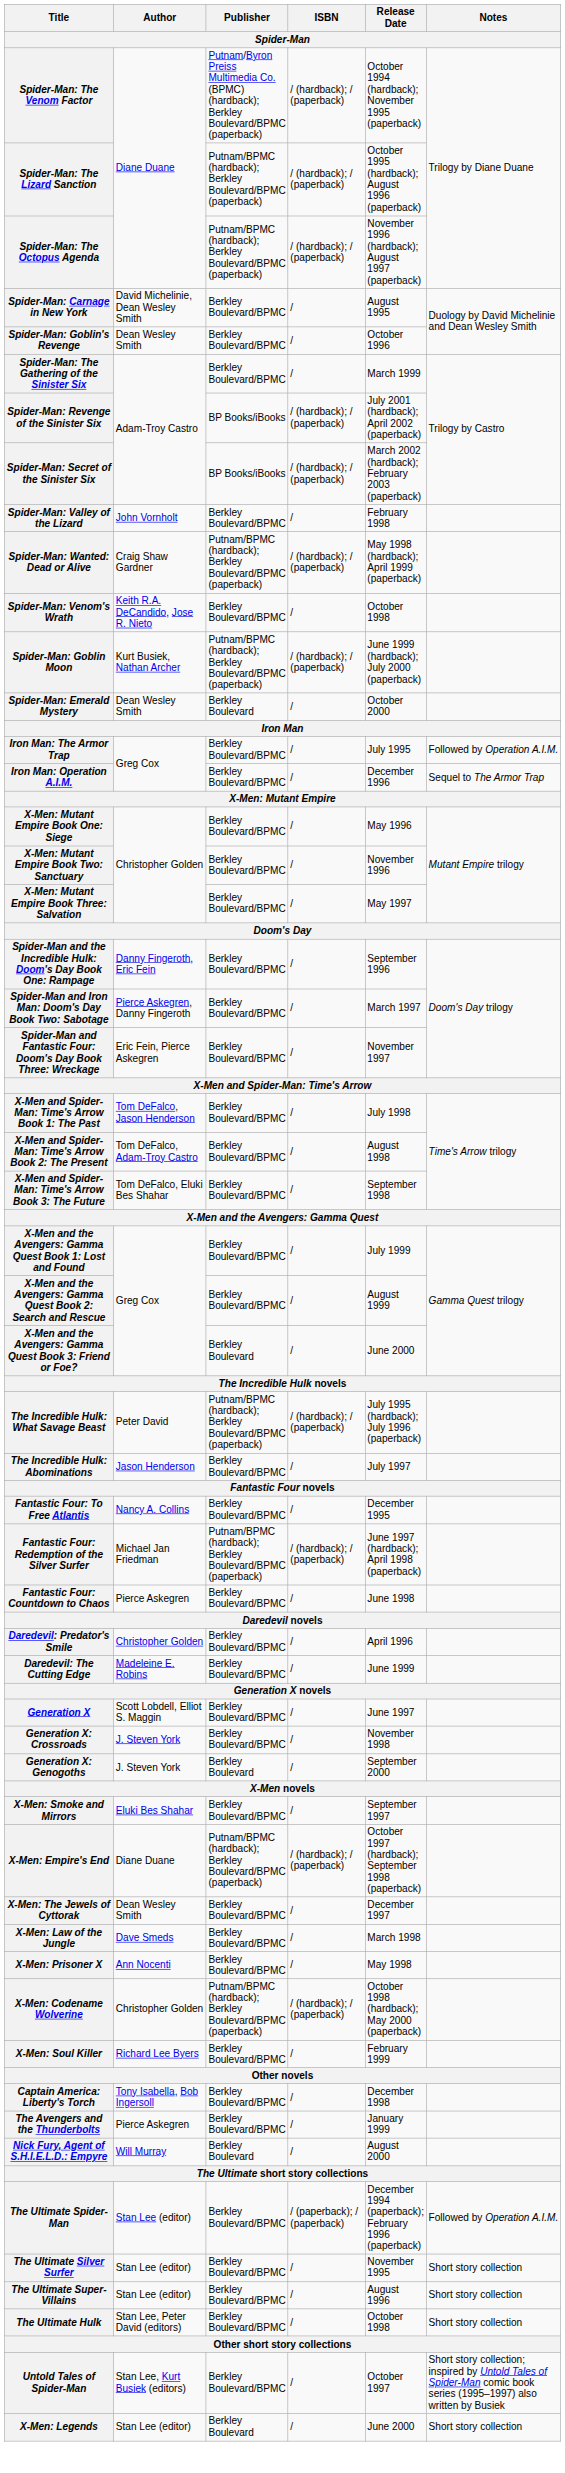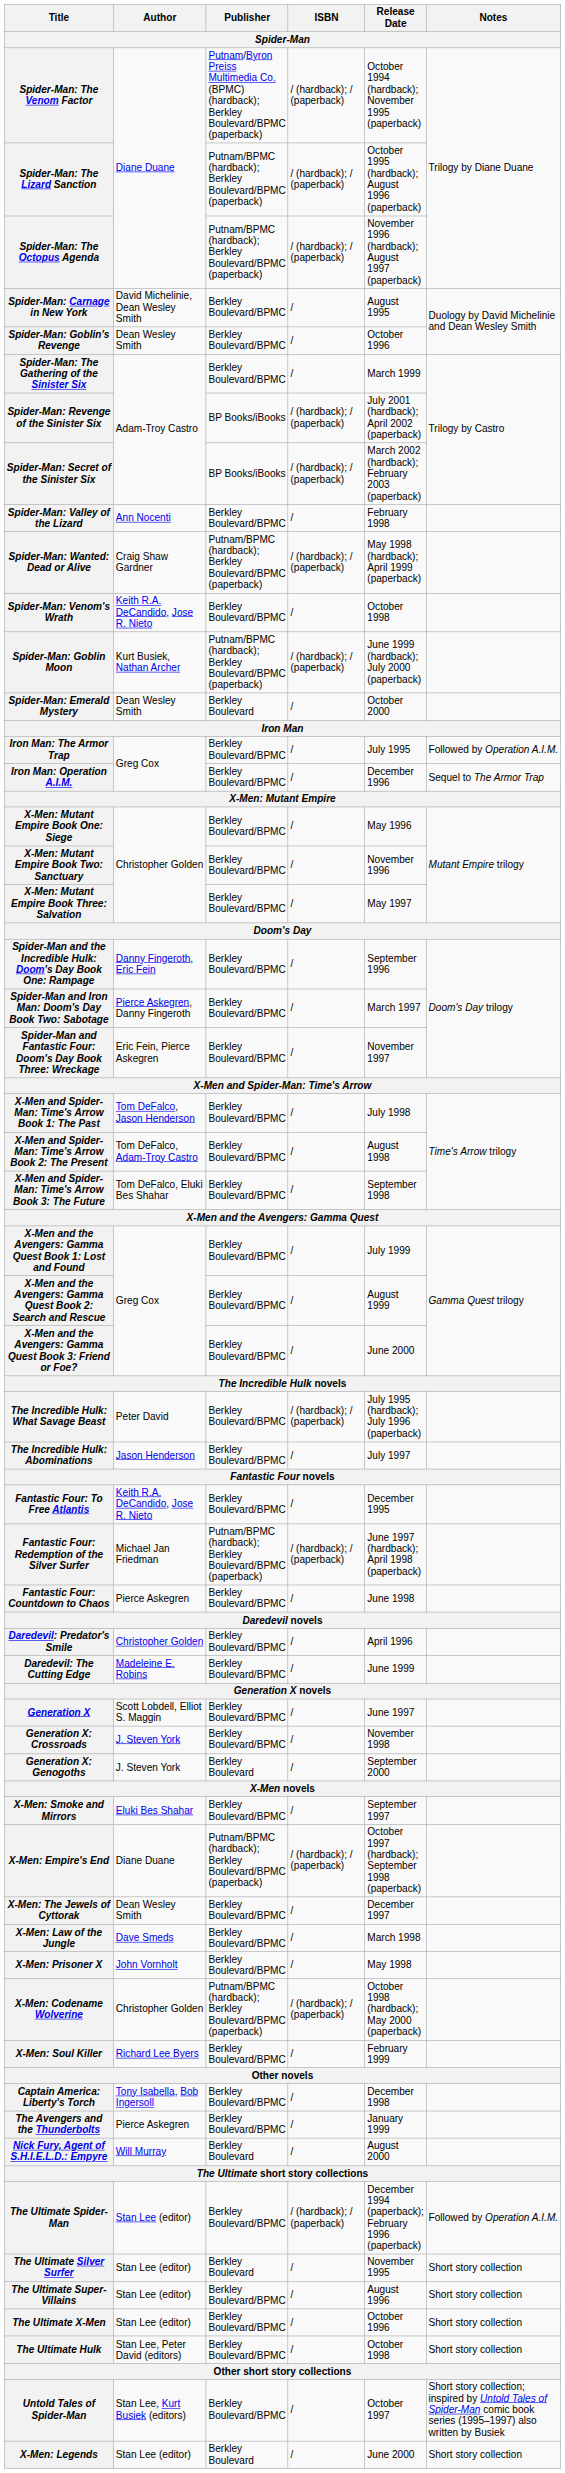(147, 518) John Vornholt -> (143, 518) Ann Nocenti
(231, 1350) Berkley Boulevard -> (247, 1350) Berkley Boulevard/BPMC
(247, 1422) Putnam/BPMC (hardback); Berkley Boulevard/BPMC (paperback) -> (247, 1416) Berkley Boulevard/BPMC
(152, 1510) Nancy A. Collins -> (154, 1504) Keith R.A. DeCandido, Jose R. Nieto
(143, 1965) Ann Nocenti -> (147, 1965) John Vornholt
(324, 2218) / (paperback); / (paperback) -> (322, 2218) / (hardback); / (paperback)
(247, 2268) Berkley Boulevard/BPMC -> (231, 2268) Berkley Boulevard
+ row: (59, 2322)
